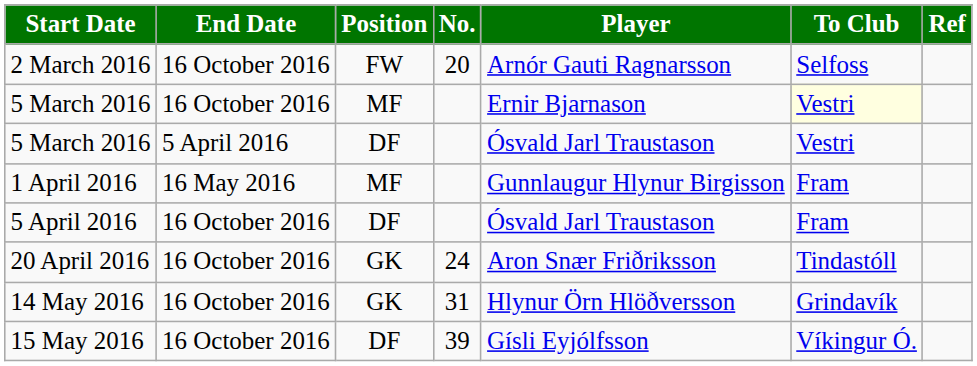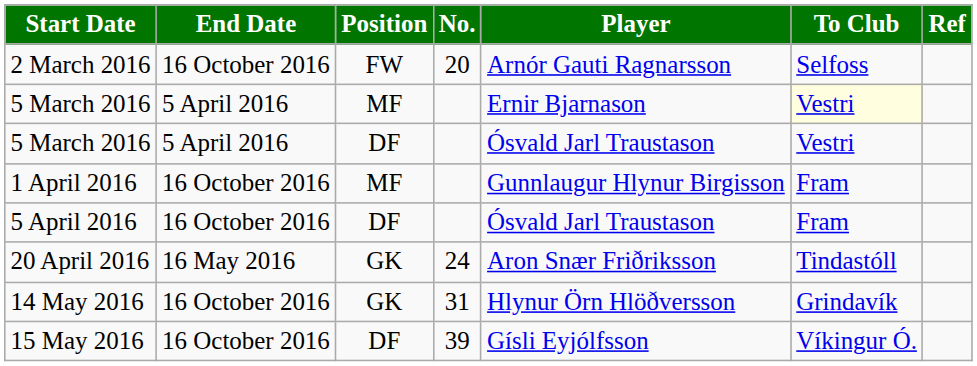(246, 103) 16 October 2016 -> (225, 103) 5 April 2016
(229, 182) 16 May 2016 -> (246, 182) 16 October 2016
(246, 261) 16 October 2016 -> (229, 261) 16 May 2016
